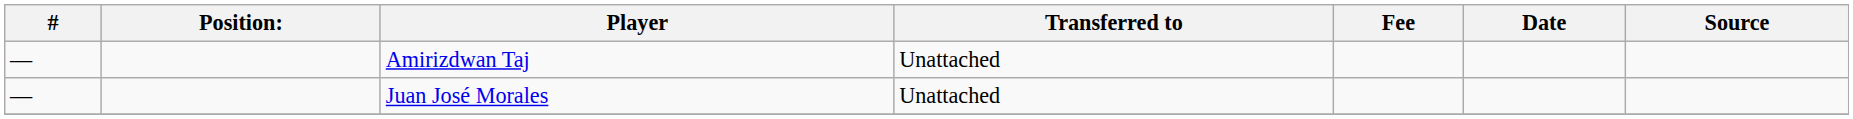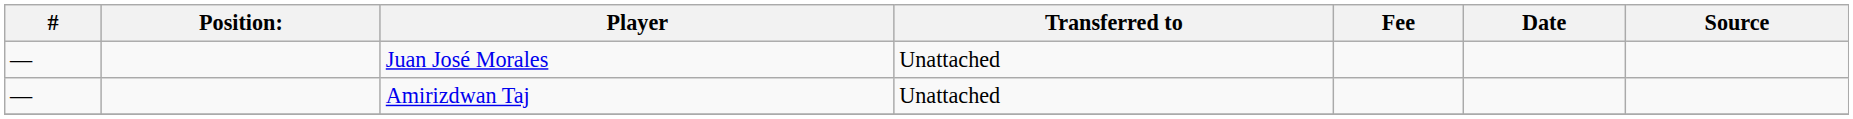rows swapped: (458, 59) <-> (467, 96)
